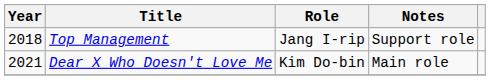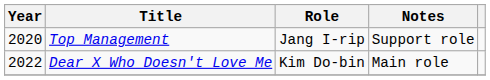(25, 40) 2018 -> (25, 40) 2020
(25, 63) 2021 -> (25, 63) 2022
